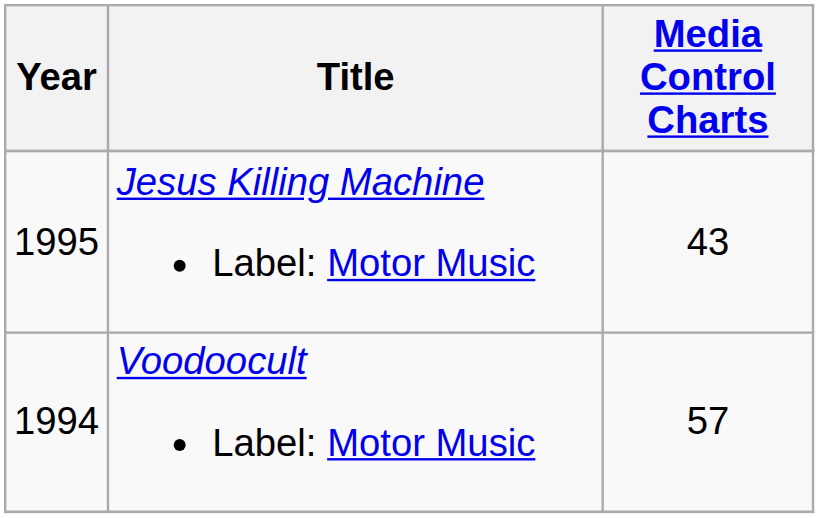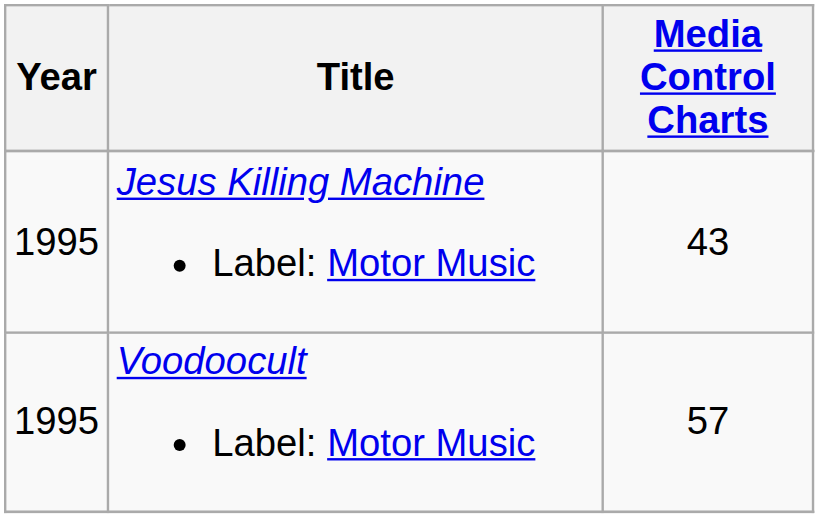(57, 421) 1994 -> (57, 421) 1995
